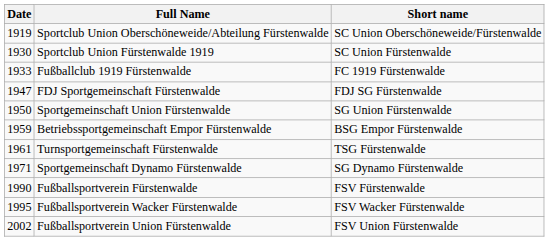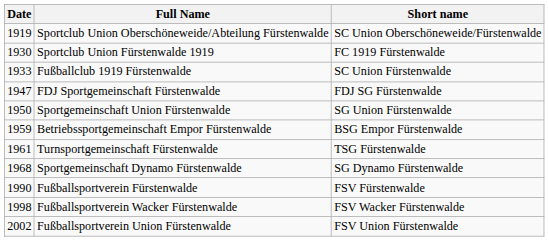(393, 52) SC Union Fürstenwalde -> (390, 52) FC 1919 Fürstenwalde
(390, 71) FC 1919 Fürstenwalde -> (393, 71) SC Union Fürstenwalde
(19, 168) 1971 -> (19, 168) 1968
(19, 206) 1995 -> (19, 206) 1998
